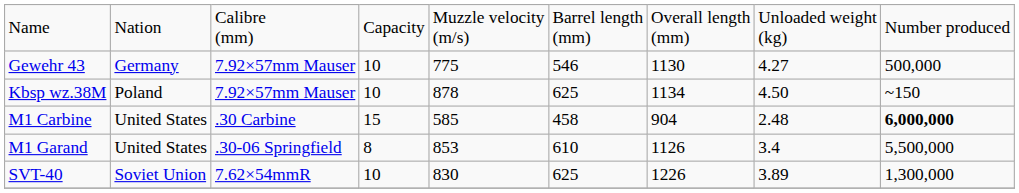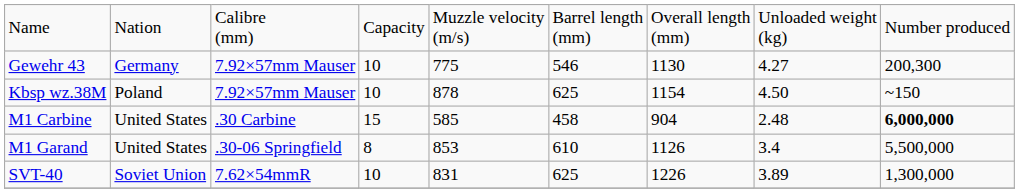(913, 65) 500,000 -> (913, 65) 200,300
(668, 92) 1134 -> (668, 92) 1154
(446, 174) 830 -> (446, 174) 831
